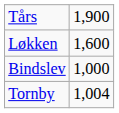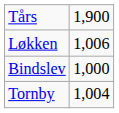(91, 43) 1,600 -> (91, 43) 1,006
